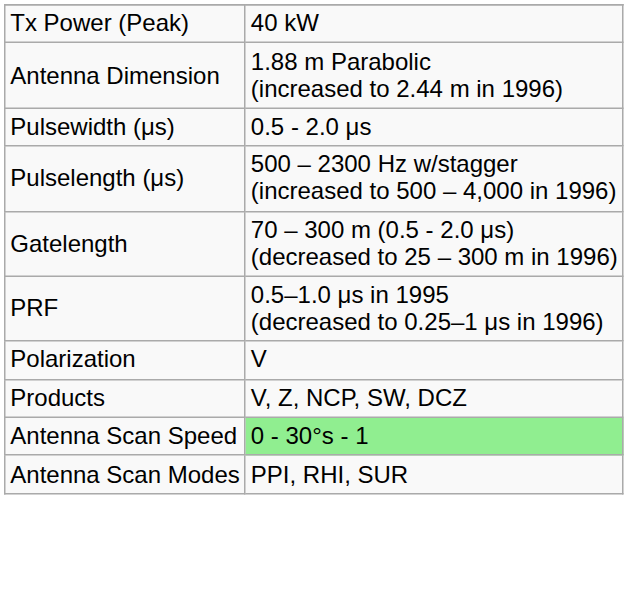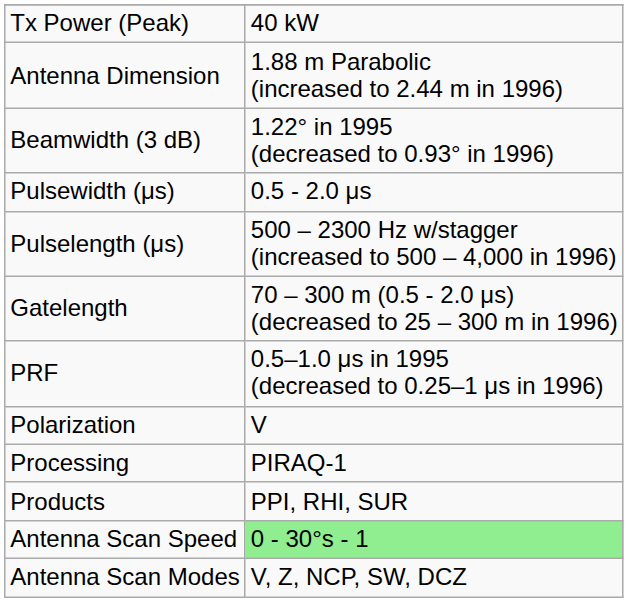+ row: (106, 140)
+ row: (70, 463)
(359, 397) V, Z, NCP, SW, DCZ -> (330, 501) PPI, RHI, SUR
(330, 474) PPI, RHI, SUR -> (359, 577) V, Z, NCP, SW, DCZ
